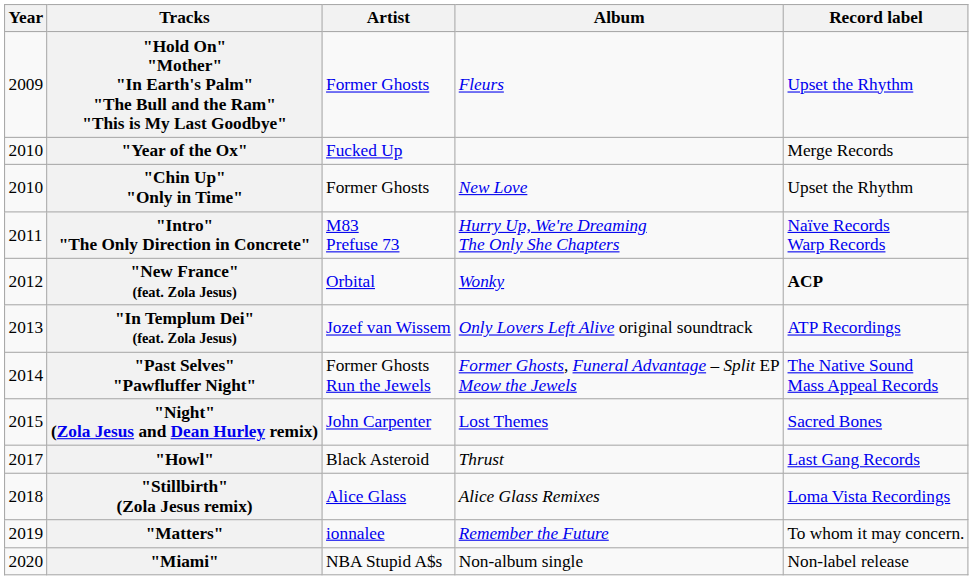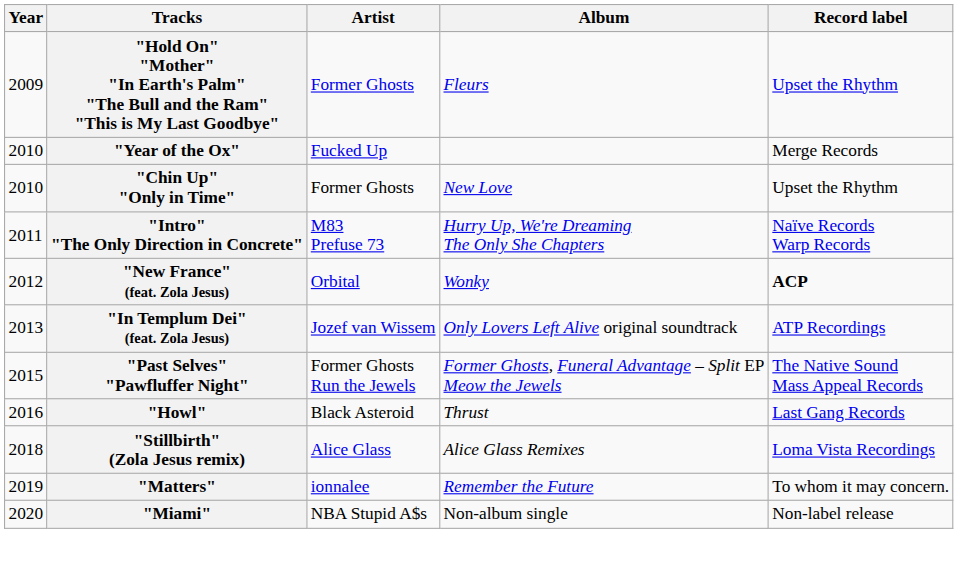(26, 375) 2014 -> (26, 375) 2015
- row: (185, 422)
(26, 459) 2017 -> (26, 412) 2016
